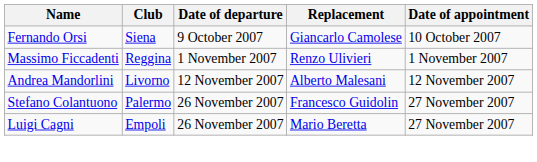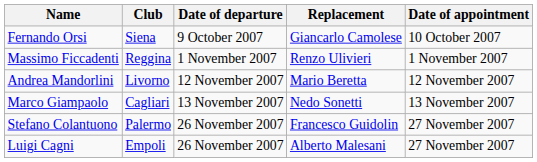(338, 80) Alberto Malesani -> (328, 80) Mario Beretta
+ row: (58, 102)
(328, 124) Mario Beretta -> (338, 146) Alberto Malesani
